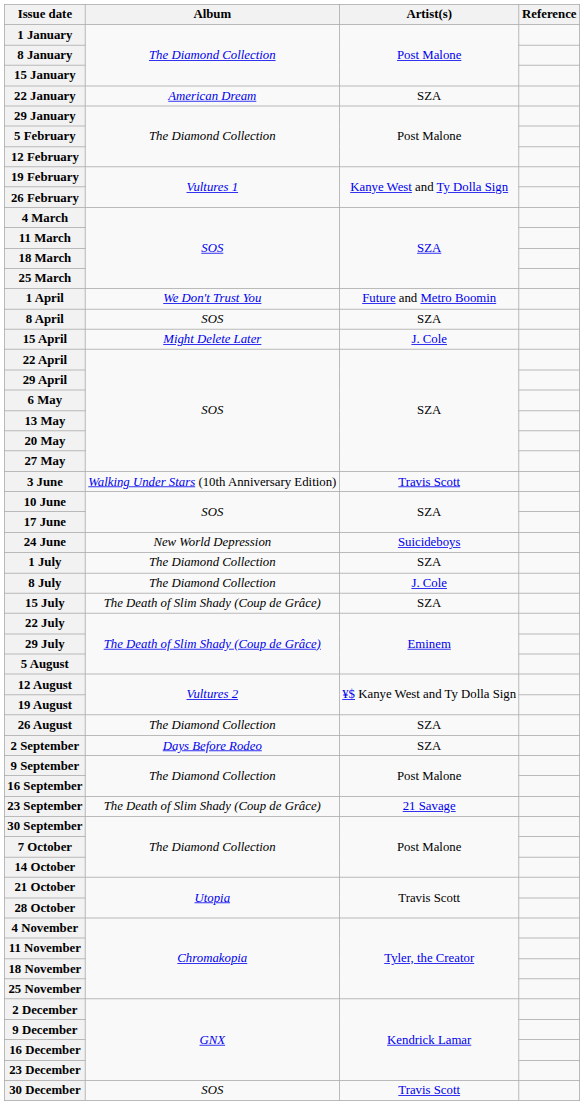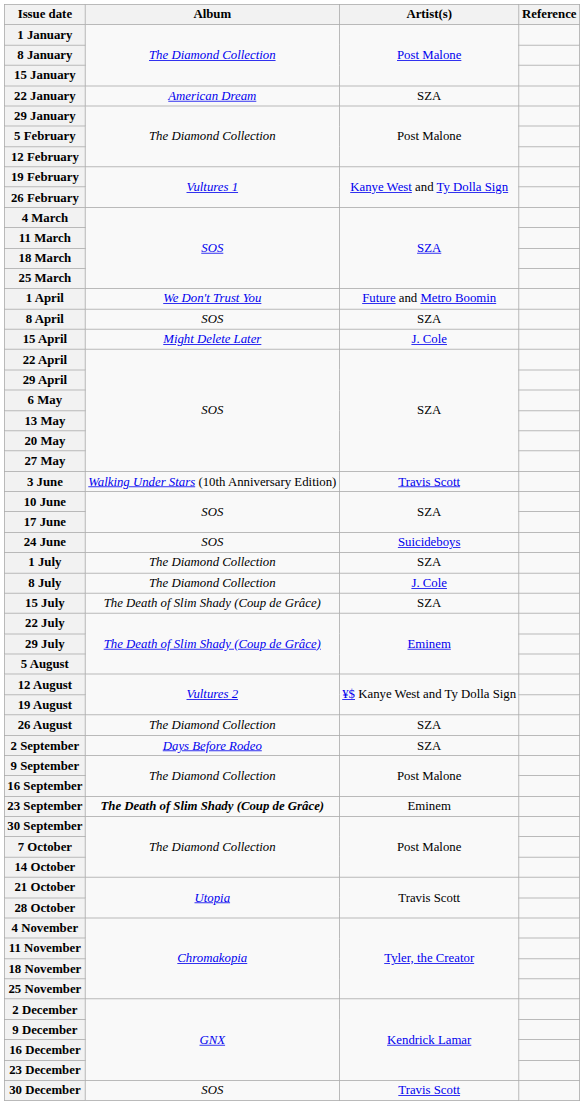(212, 542) New World Depression -> (212, 542) SOS
(212, 806) normal -> (212, 806) bold
(429, 806) 21 Savage -> (429, 806) Eminem
